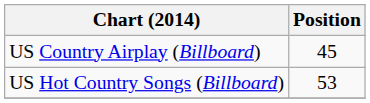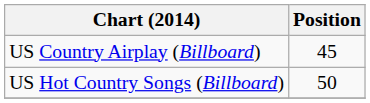(327, 82) 53 -> (327, 82) 50
